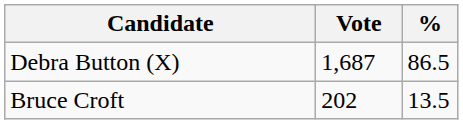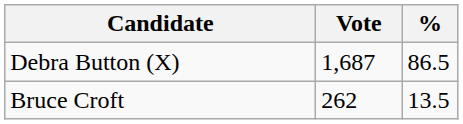(339, 99) 202 -> (339, 99) 262
